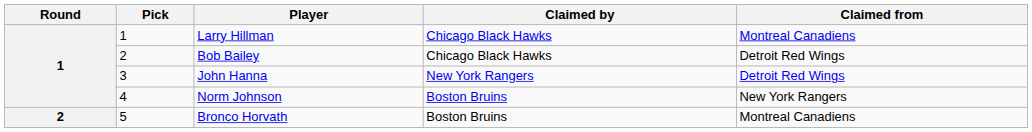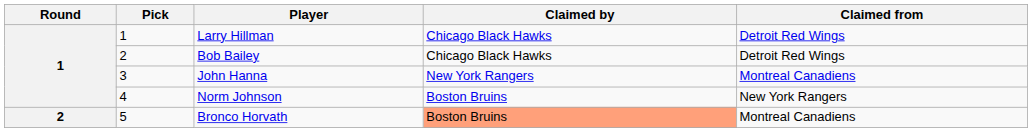(797, 35) Montreal Canadiens -> (792, 35) Detroit Red Wings
(792, 76) Detroit Red Wings -> (797, 76) Montreal Canadiens
(467, 117) no background -> (467, 117) lightsalmon background
